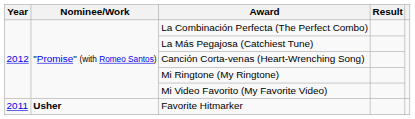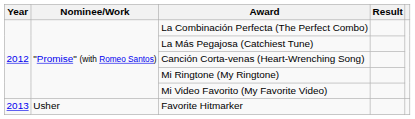(17, 106) 2011 -> (18, 106) 2013
(47, 106) bold -> (46, 106) normal
